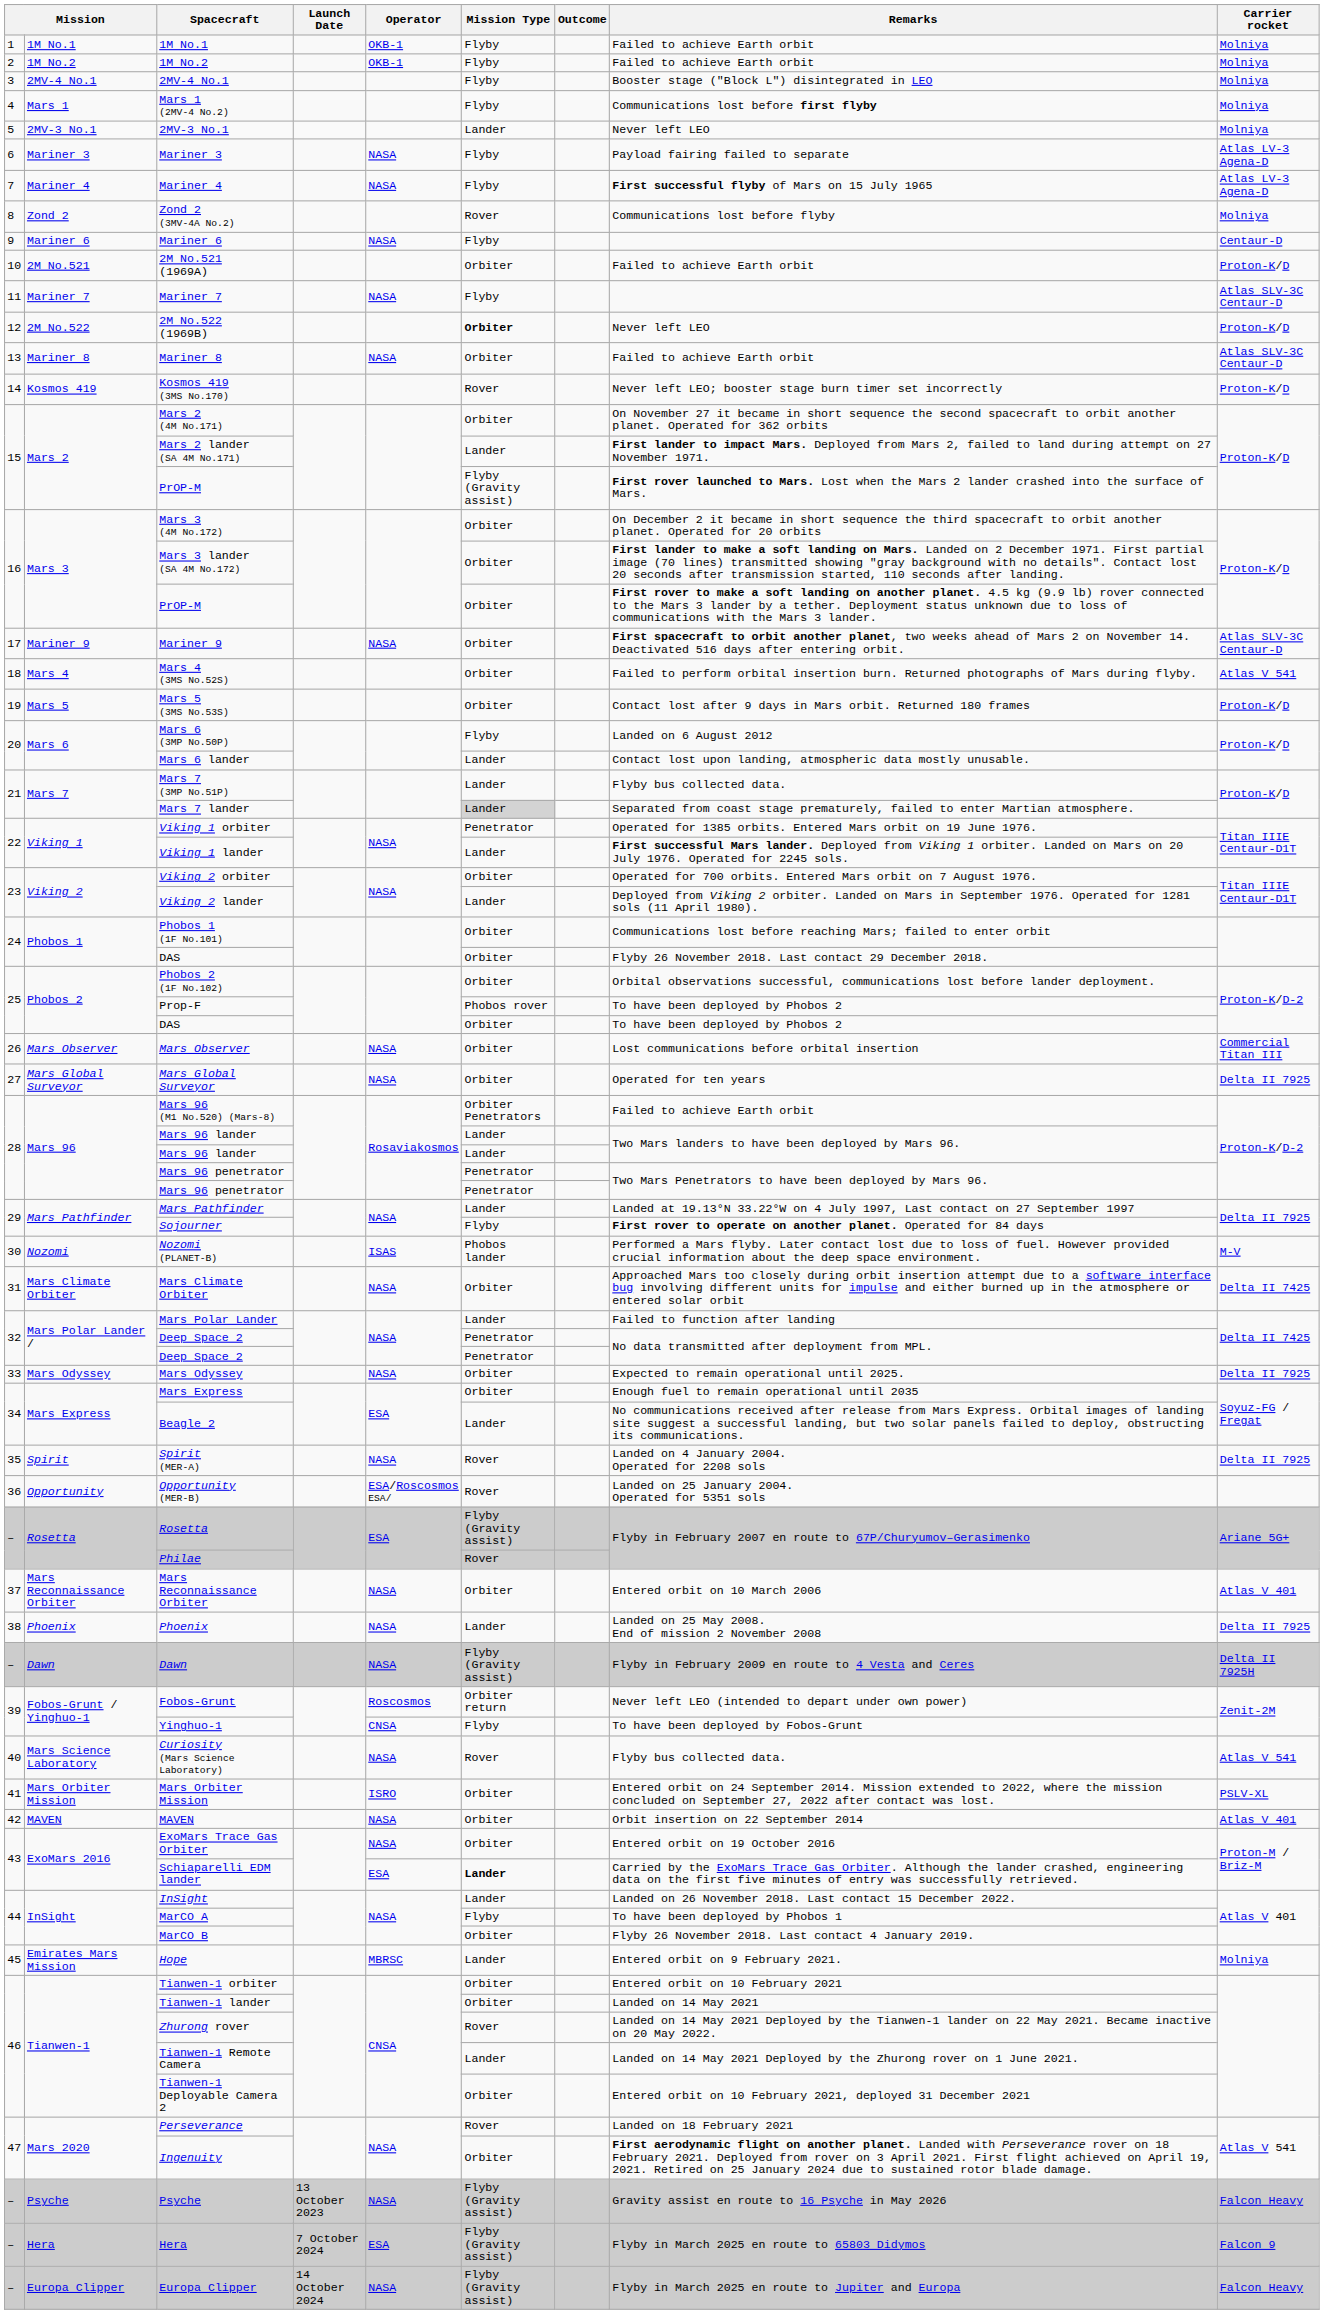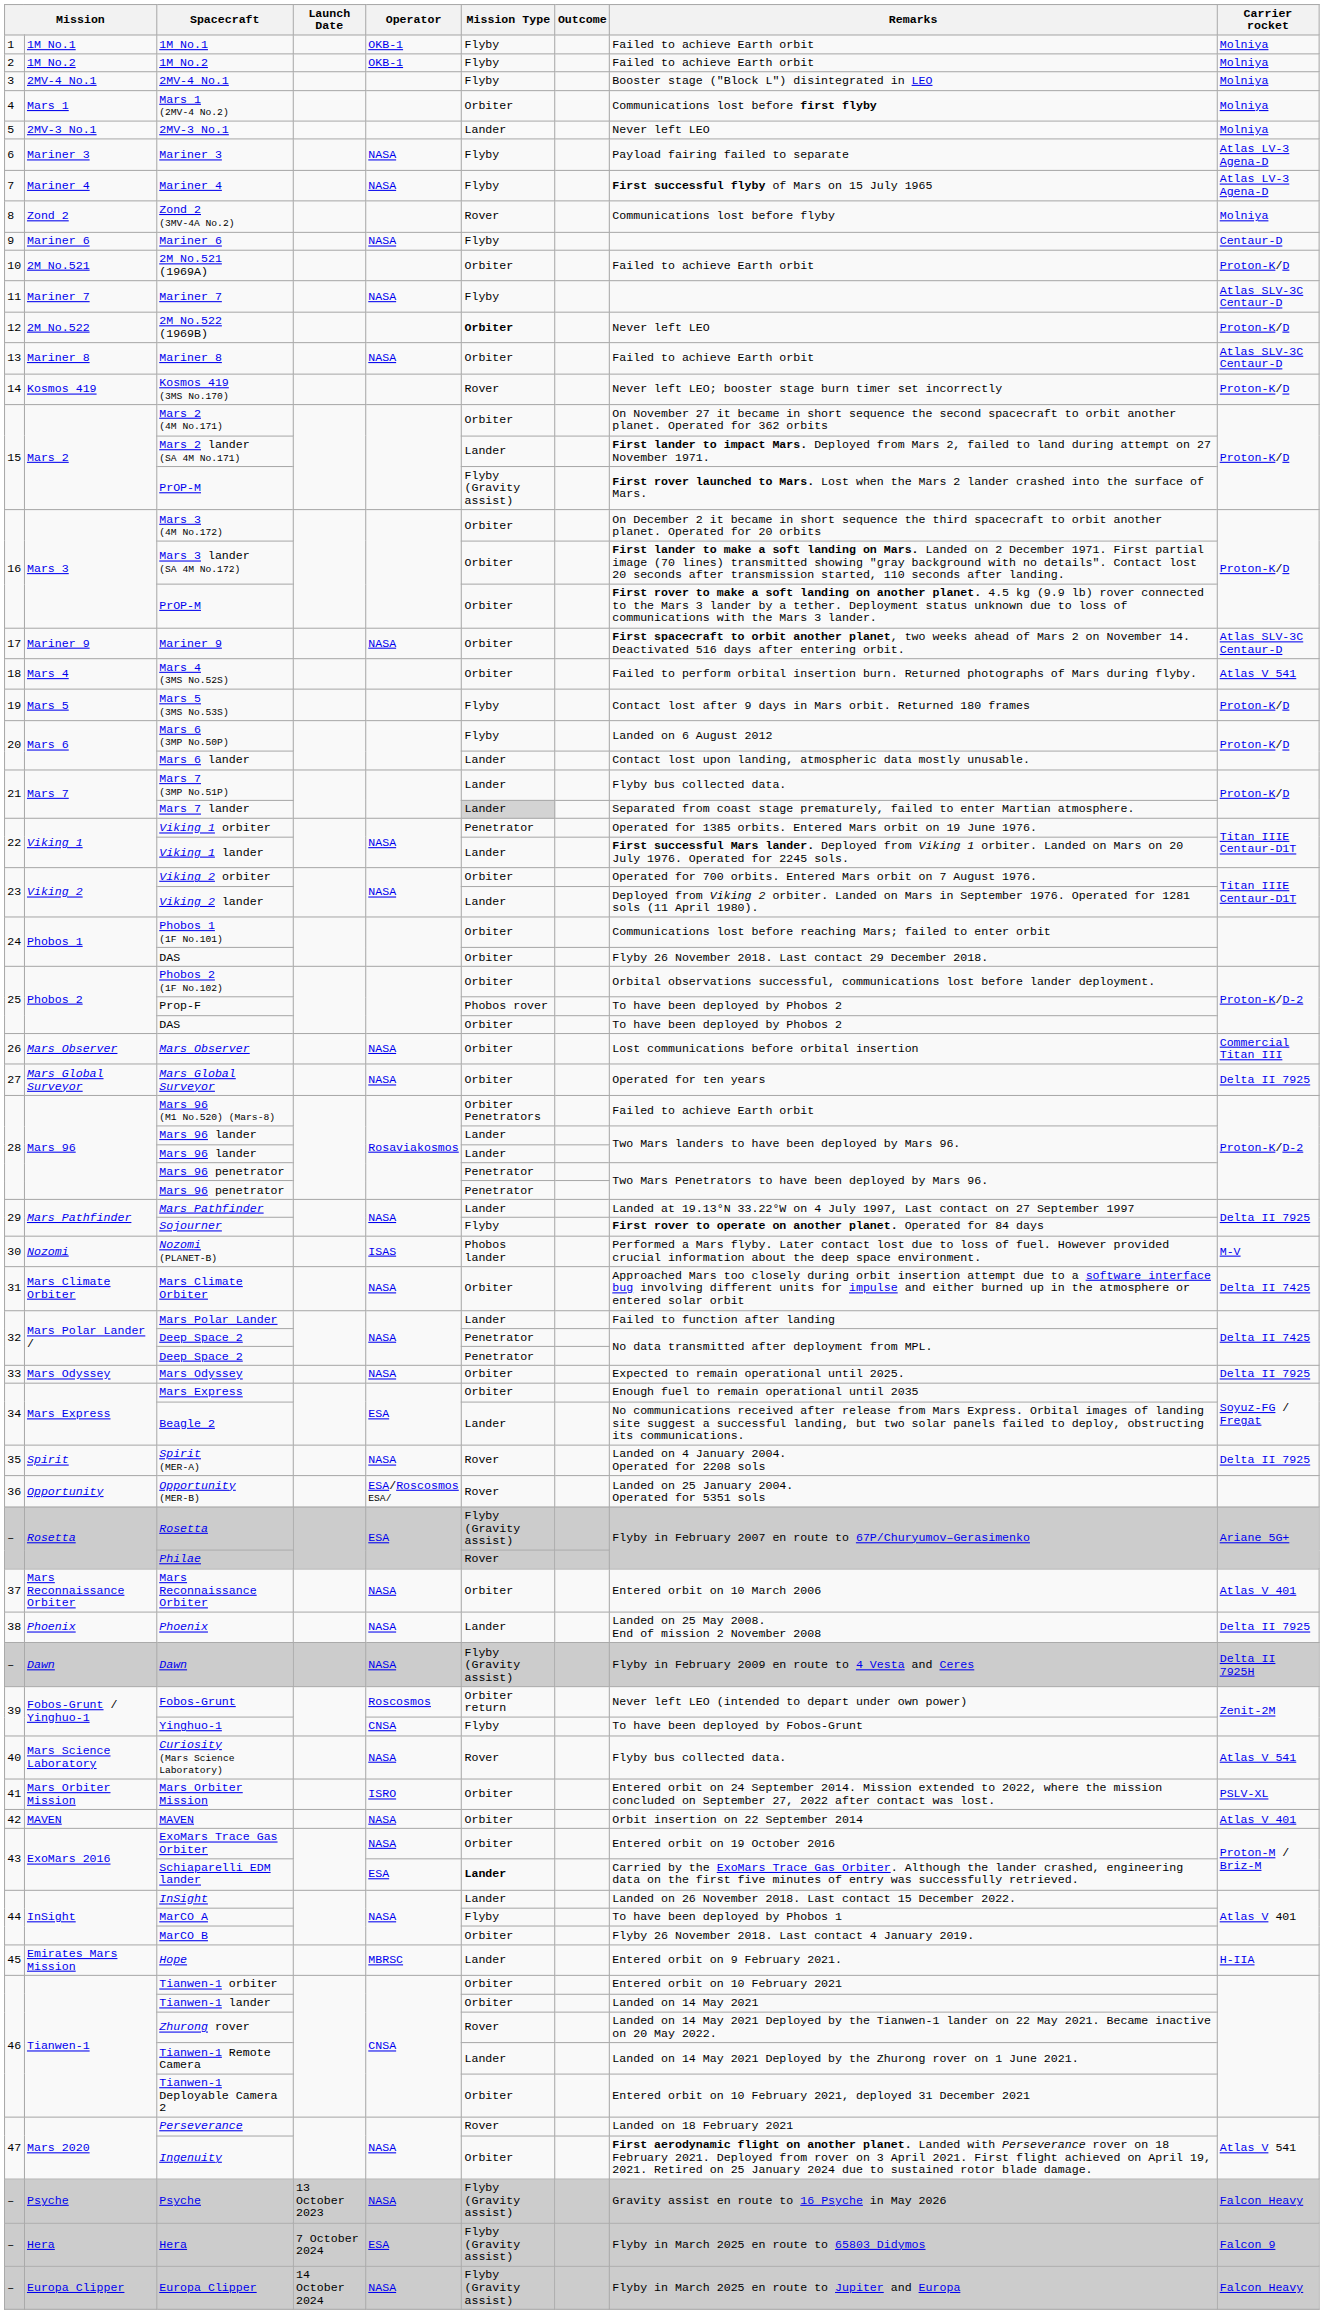(482, 106) Flyby -> (489, 106) Orbiter
(489, 705) Orbiter -> (482, 705) Flyby
(1244, 1960) Molniya -> (1237, 1960) H-IIA
